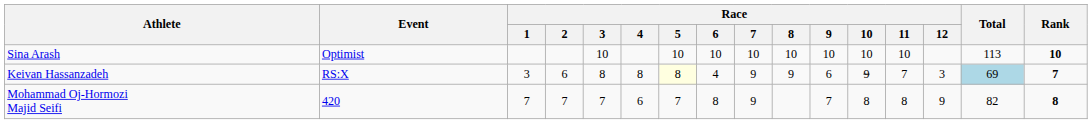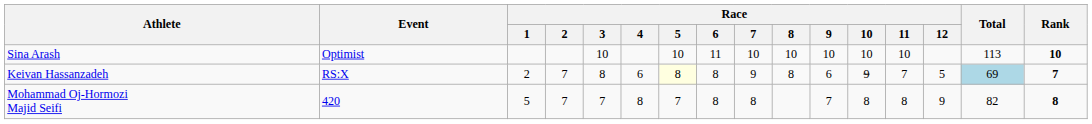(715, 54) 10 -> (715, 54) 11
(527, 74) 3 -> (527, 74) 2
(564, 74) 6 -> (564, 74) 7
(640, 74) 8 -> (640, 74) 6
(715, 74) 4 -> (715, 74) 8
(791, 74) 9 -> (791, 74) 8
(942, 74) 3 -> (942, 74) 5
(527, 101) 7 -> (527, 101) 5
(640, 101) 6 -> (640, 101) 8
(753, 101) 9 -> (753, 101) 8
